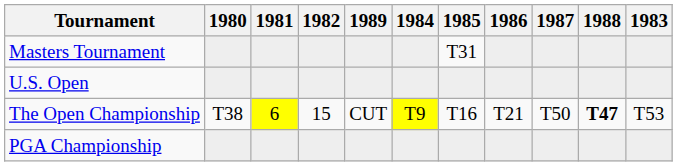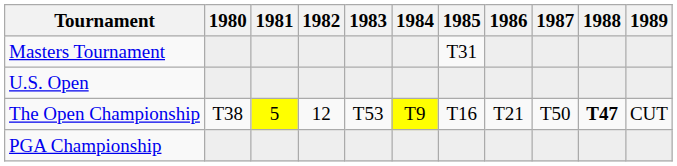columns swapped: (649, 20) <-> (368, 20)
(275, 114) 6 -> (275, 114) 5
(321, 114) 15 -> (321, 114) 12
